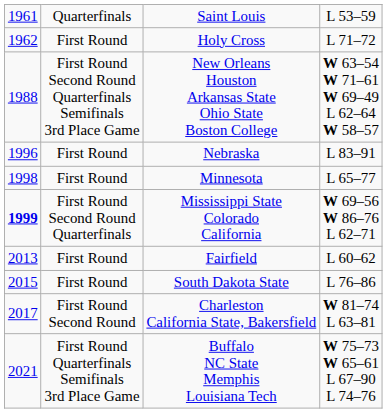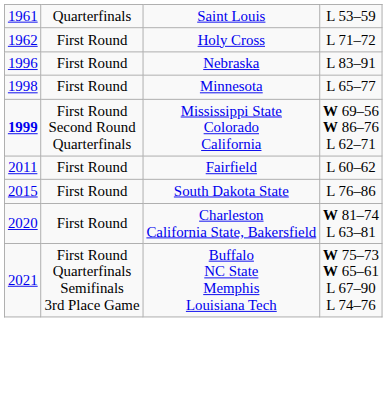- row: (231, 96)
(23, 258) 2013 -> (23, 167) 2011
(23, 313) 2017 -> (23, 223) 2020
(92, 313) First Round Second Round -> (92, 223) First Round
